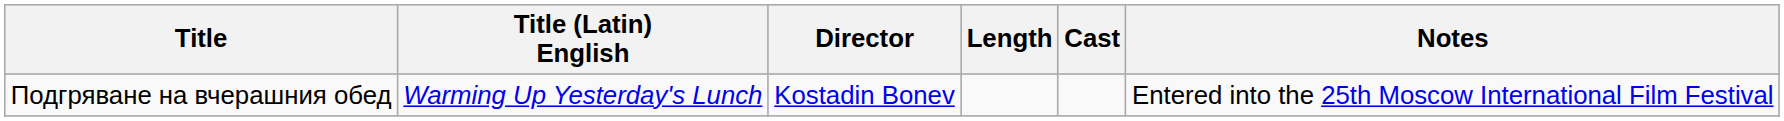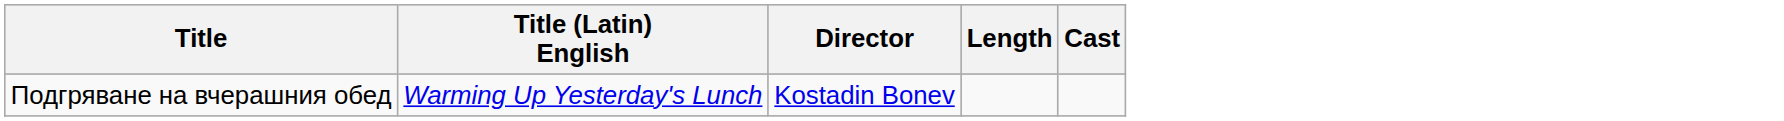- column: (1453, 39)
